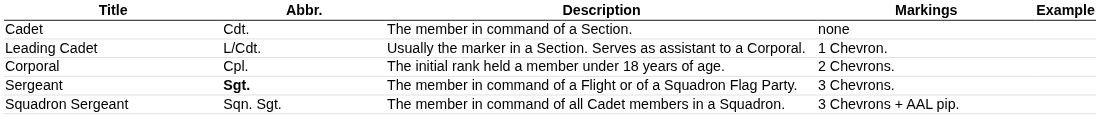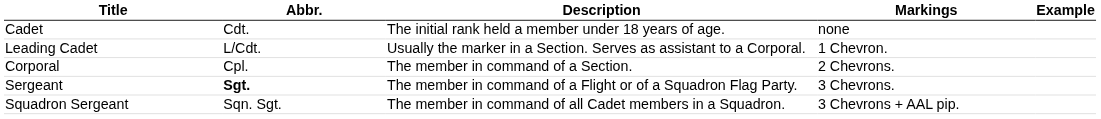(510, 29) The member in command of a Section. -> (556, 29) The initial rank held a member under 18 years of age.
(556, 67) The initial rank held a member under 18 years of age. -> (510, 67) The member in command of a Section.
